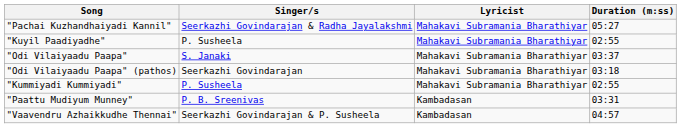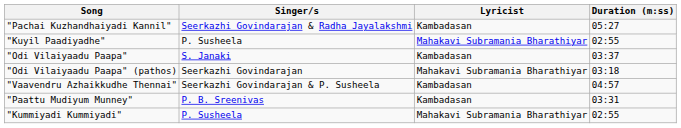(502, 27) Mahakavi Subramania Bharathiyar -> (444, 27) Kambadasan
(502, 56) Mahakavi Subramania Bharathiyar -> (444, 56) Kambadasan
rows swapped: (64, 86) <-> (92, 115)
